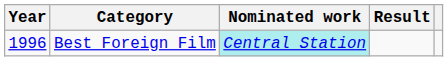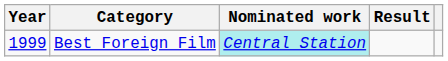(27, 43) 1996 -> (27, 43) 1999
